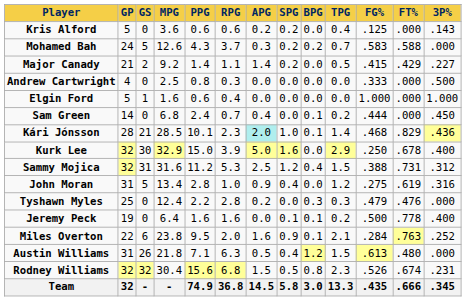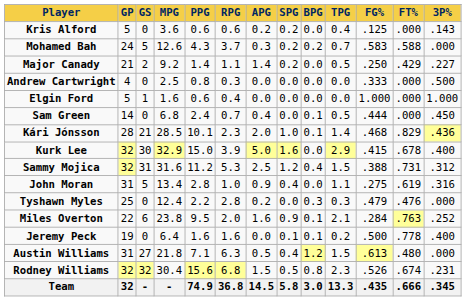(374, 65) .415 -> (374, 65) .250
(341, 116) 0.2 -> (341, 116) 0.5
(261, 133) paleturquoise background -> (261, 133) no background
(374, 151) .250 -> (374, 151) .415
(341, 185) 1.2 -> (341, 185) 1.1
rows swapped: (61, 236) <-> (61, 219)
(145, 253) 26 -> (145, 253) 27
